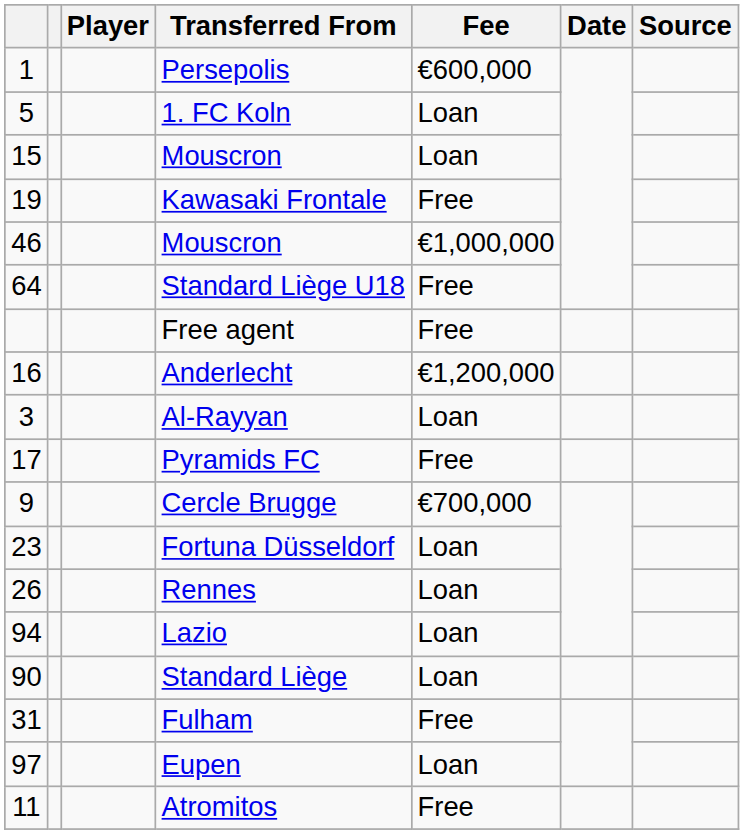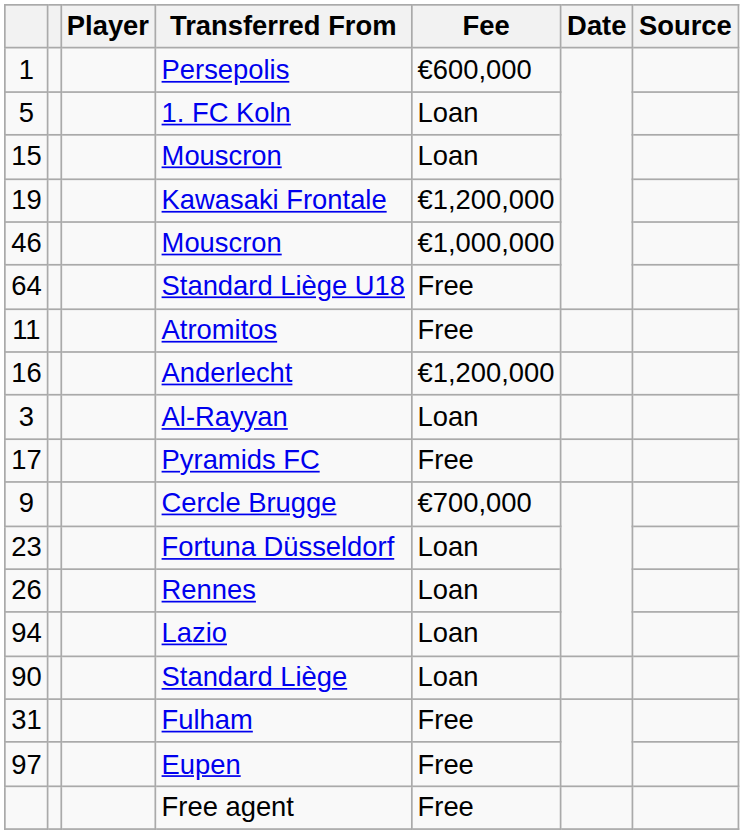(446, 199) Free -> (486, 199) €1,200,000
rows swapped: (26, 807) <-> (26, 330)
(448, 763) Loan -> (446, 763) Free
